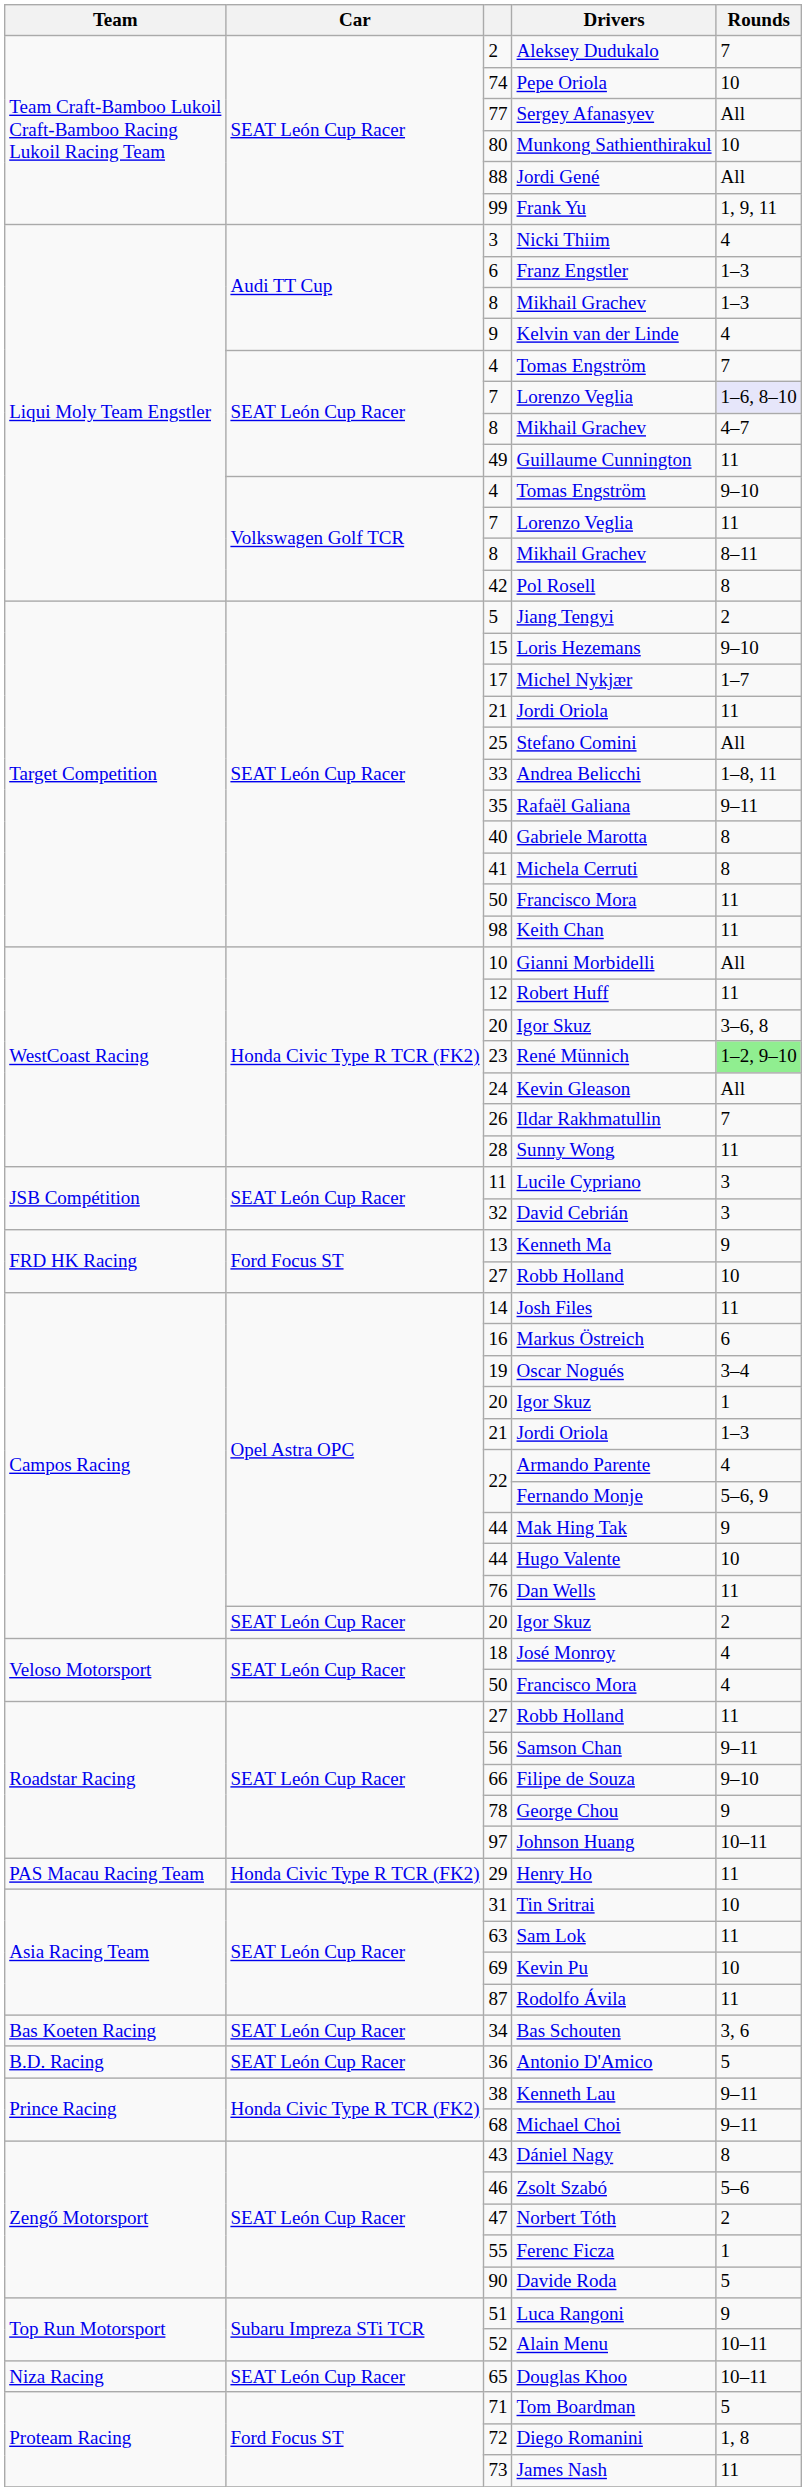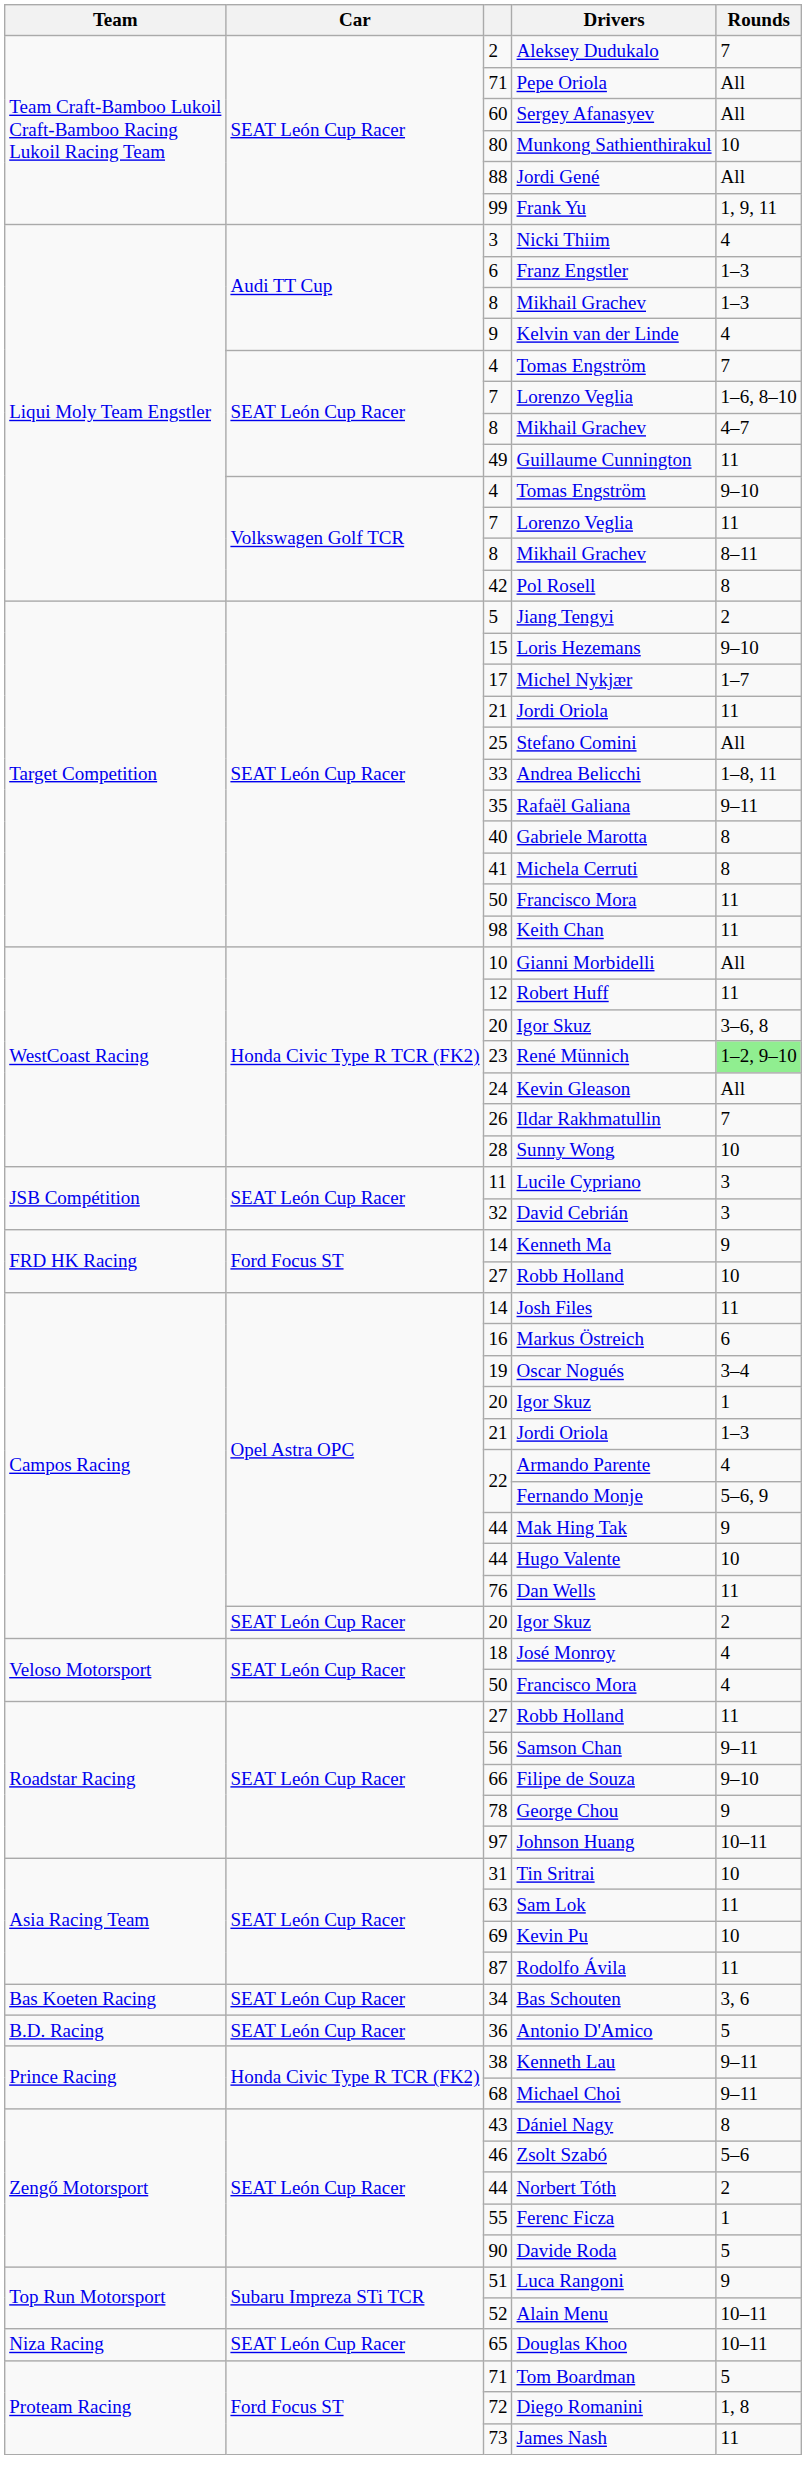(498, 82) 74 -> (498, 82) 71
(730, 82) 10 -> (733, 82) All
(498, 114) 77 -> (498, 114) 60
(759, 396) lavender background -> (759, 396) no background
(730, 1150) 11 -> (730, 1150) 10
(498, 1244) 13 -> (498, 1244) 14
- row: (355, 1873)
(498, 2218) 47 -> (498, 2187) 44
